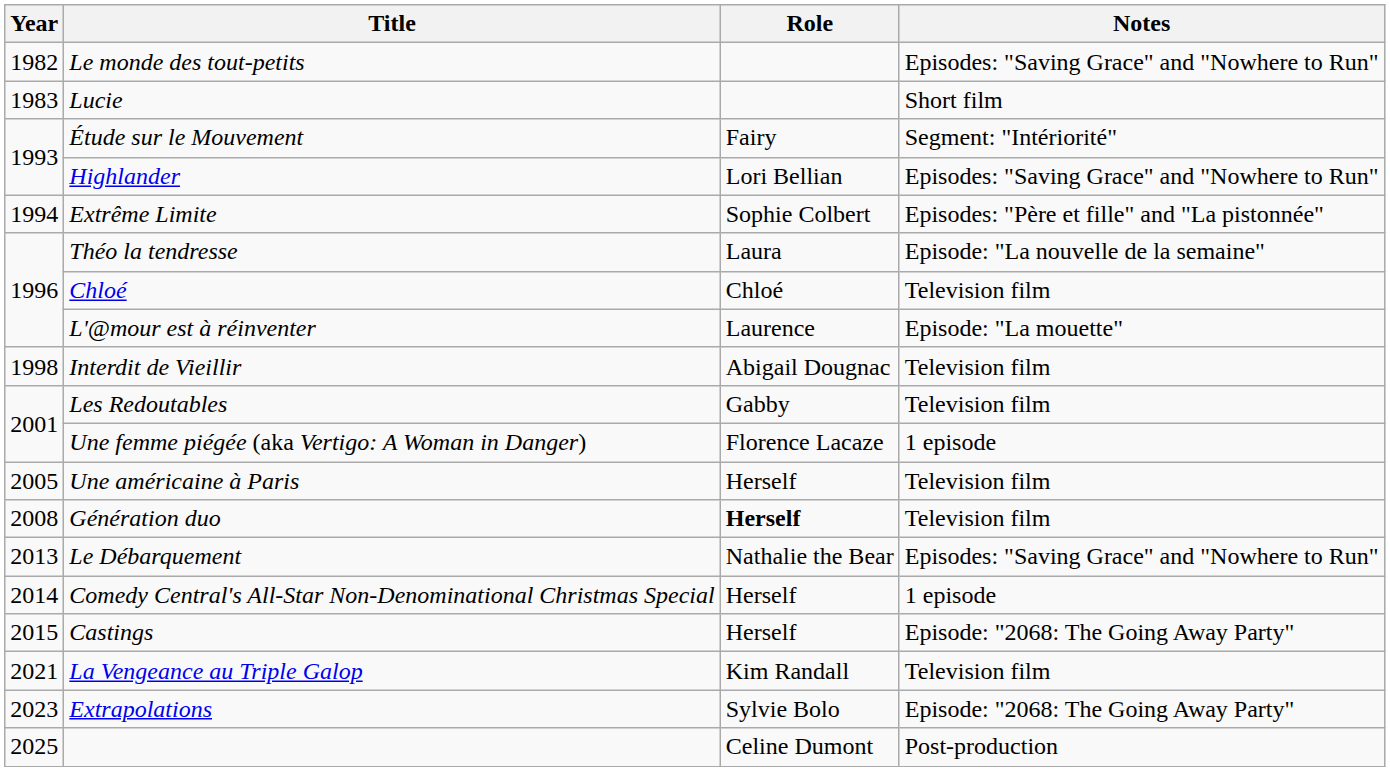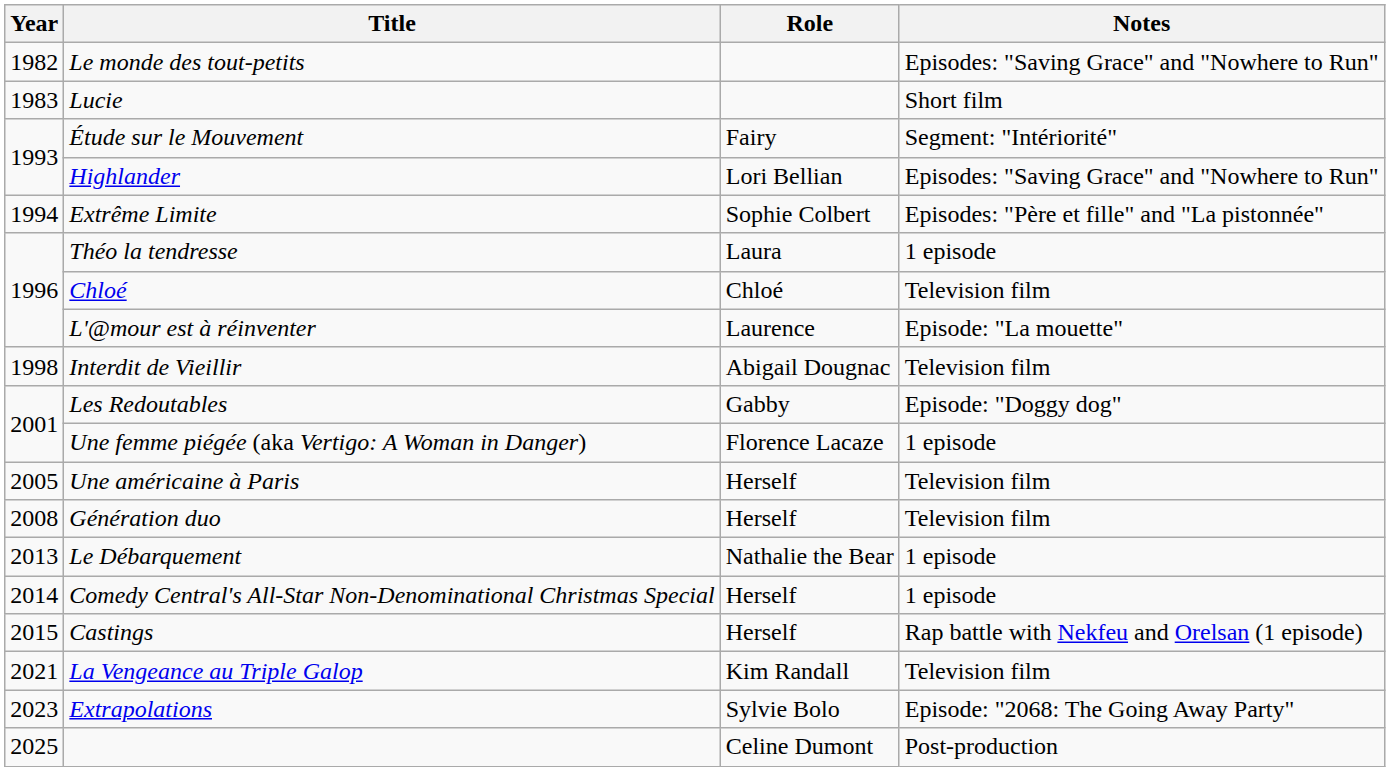(1085, 251) Episode: "La nouvelle de la semaine" -> (950, 251) 1 episode
(978, 404) Television film -> (1013, 404) Episode: "Doggy dog"
(763, 518) bold -> (761, 518) normal
(1142, 556) Episodes: "Saving Grace" and "Nowhere to Run" -> (950, 556) 1 episode
(1100, 632) Episode: "2068: The Going Away Party" -> (1134, 632) Rap battle with Nekfeu and Orelsan (1 episode)
